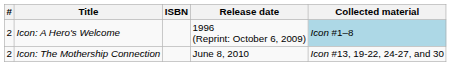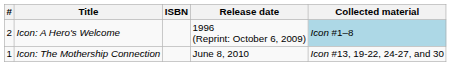(9, 54) 2 -> (9, 54) 1
